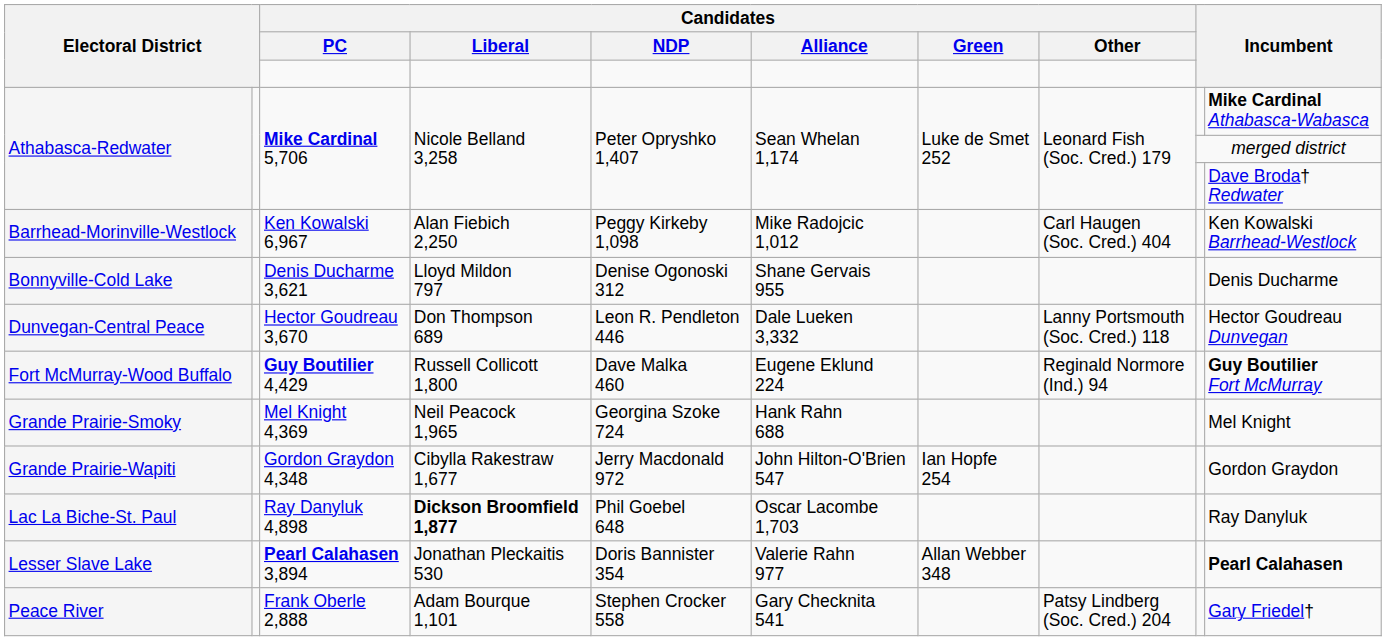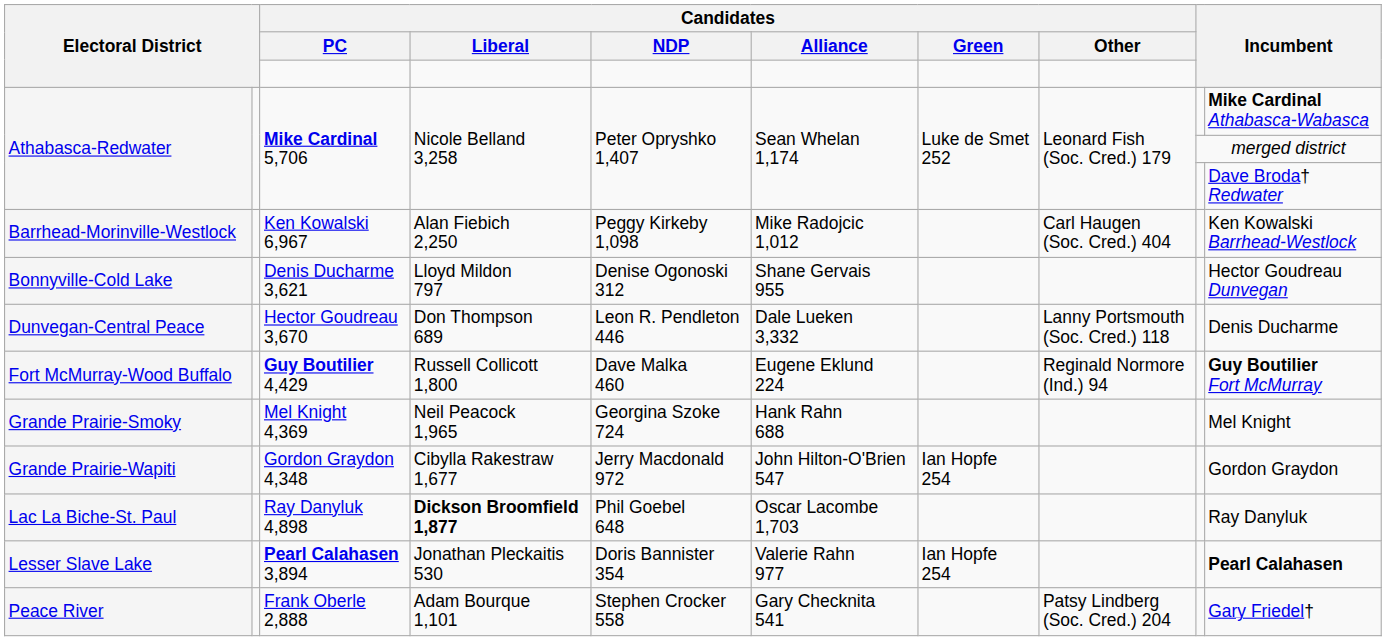(1273, 280) Denis Ducharme -> (1275, 280) Hector Goudreau Dunvegan
(1275, 327) Hector Goudreau Dunvegan -> (1273, 327) Denis Ducharme
(974, 564) Allan Webber 348 -> (959, 564) Ian Hopfe 254
